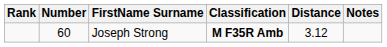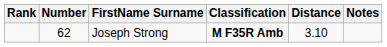(64, 32) 60 -> (64, 32) 62
(316, 32) 3.12 -> (316, 32) 3.10
